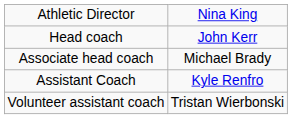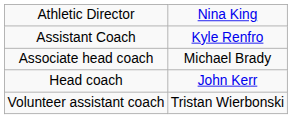rows swapped: (86, 37) <-> (86, 80)
